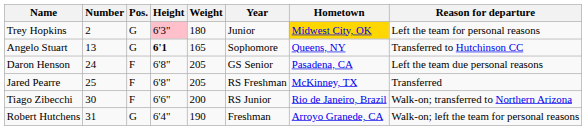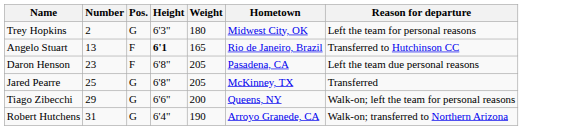- column: (257, 13)
(162, 30) pink background -> (162, 30) no background
(332, 30) gold background -> (268, 30) no background
(133, 47) G -> (132, 47) F
(319, 47) Queens, NY -> (275, 47) Rio de Janeiro, Brazil
(91, 64) 24 -> (91, 64) 23
(132, 82) F -> (133, 82) G
(91, 99) 30 -> (91, 99) 29
(132, 99) F -> (133, 99) G
(339, 99) Rio de Janeiro, Brazil -> (255, 99) Queens, NY
(482, 99) Walk-on; transferred to Northern Arizona -> (421, 99) Walk-on; left the team for personal reasons
(485, 116) Walk-on; left the team for personal reasons -> (418, 116) Walk-on; transferred to Northern Arizona
